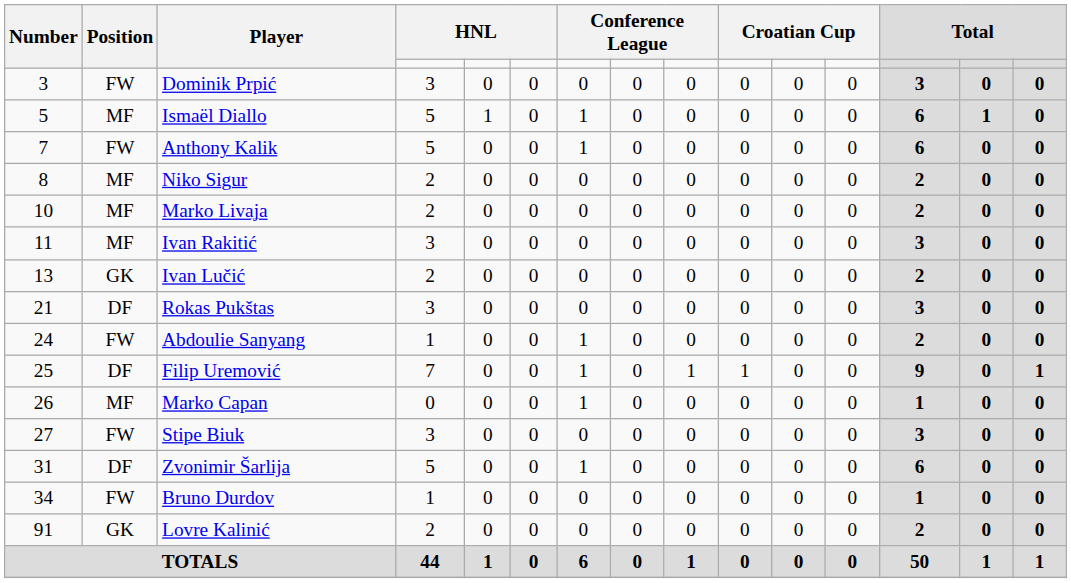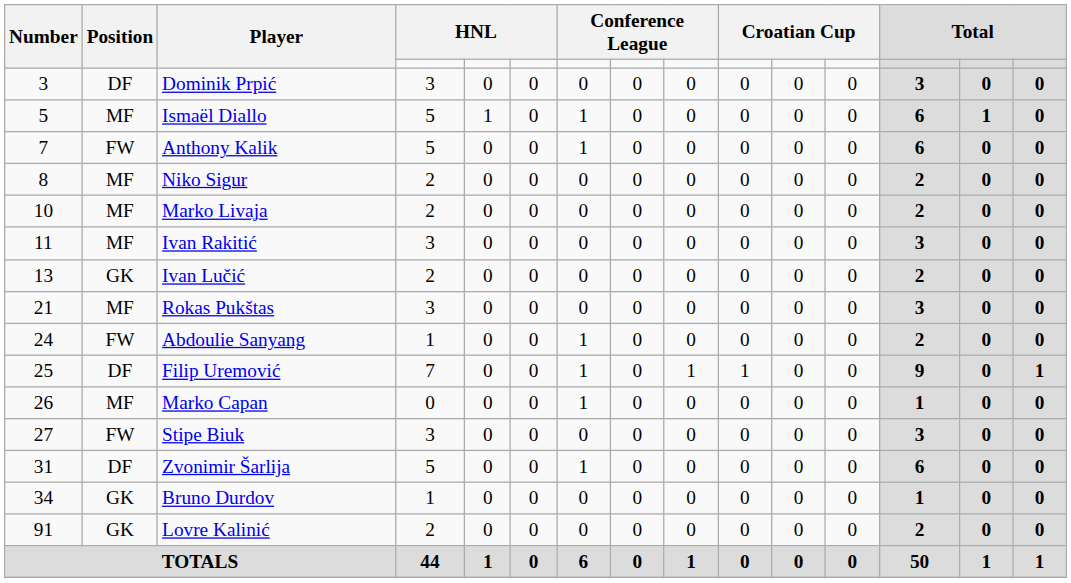(120, 84) FW -> (120, 84) DF
(120, 307) DF -> (120, 307) MF
(120, 498) FW -> (120, 498) GK
